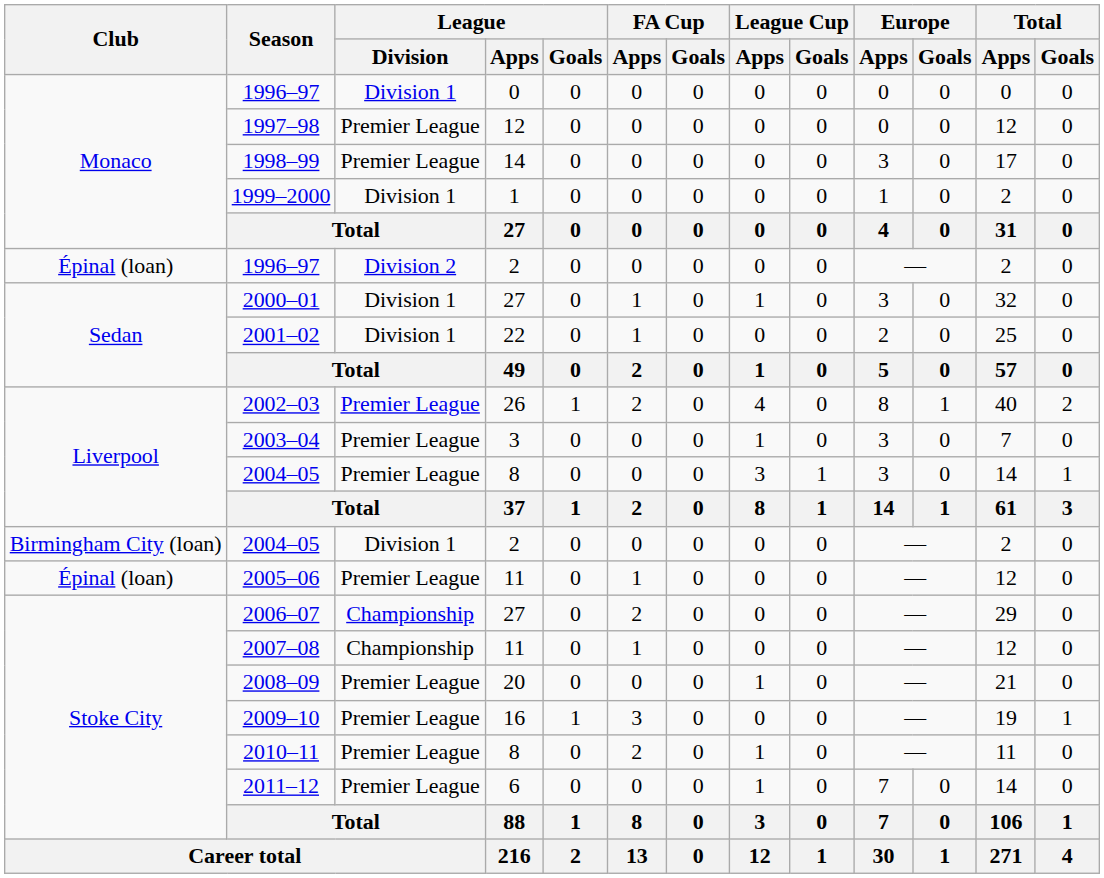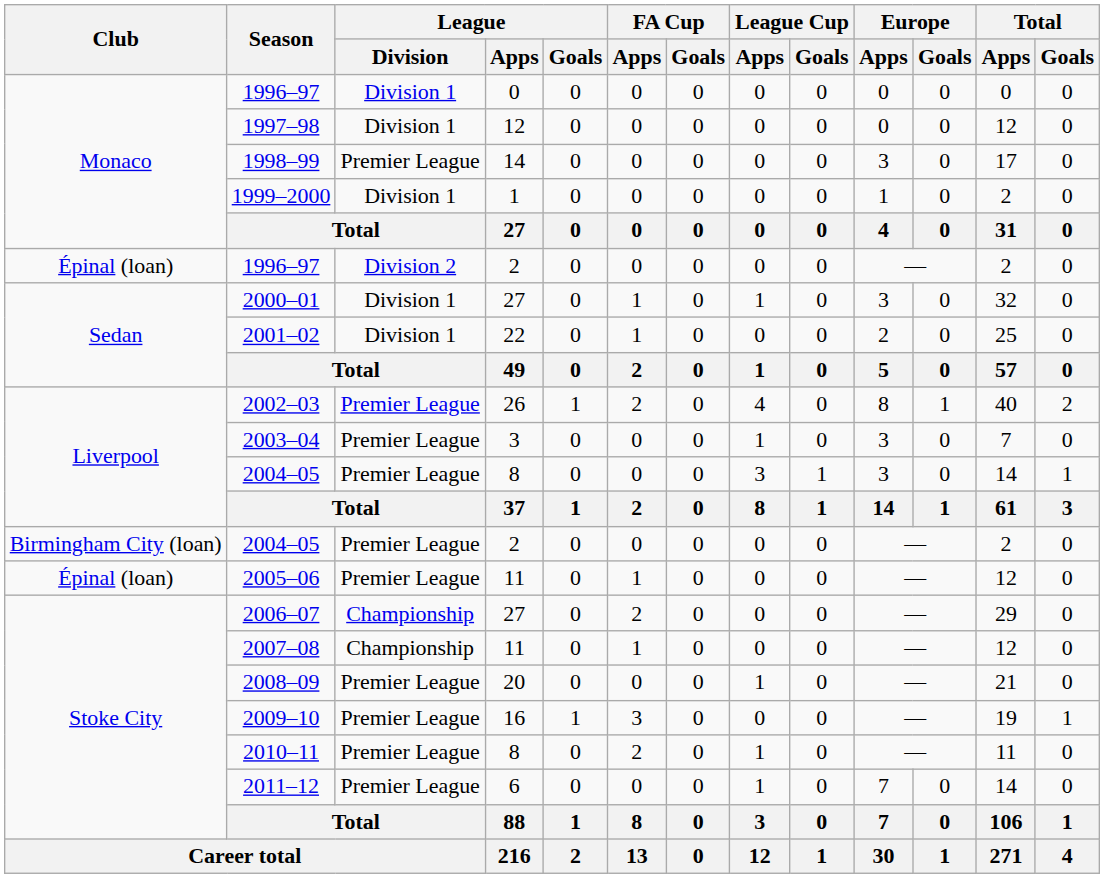(410, 126) Premier League -> (410, 126) Division 1
(410, 543) Division 1 -> (410, 543) Premier League
